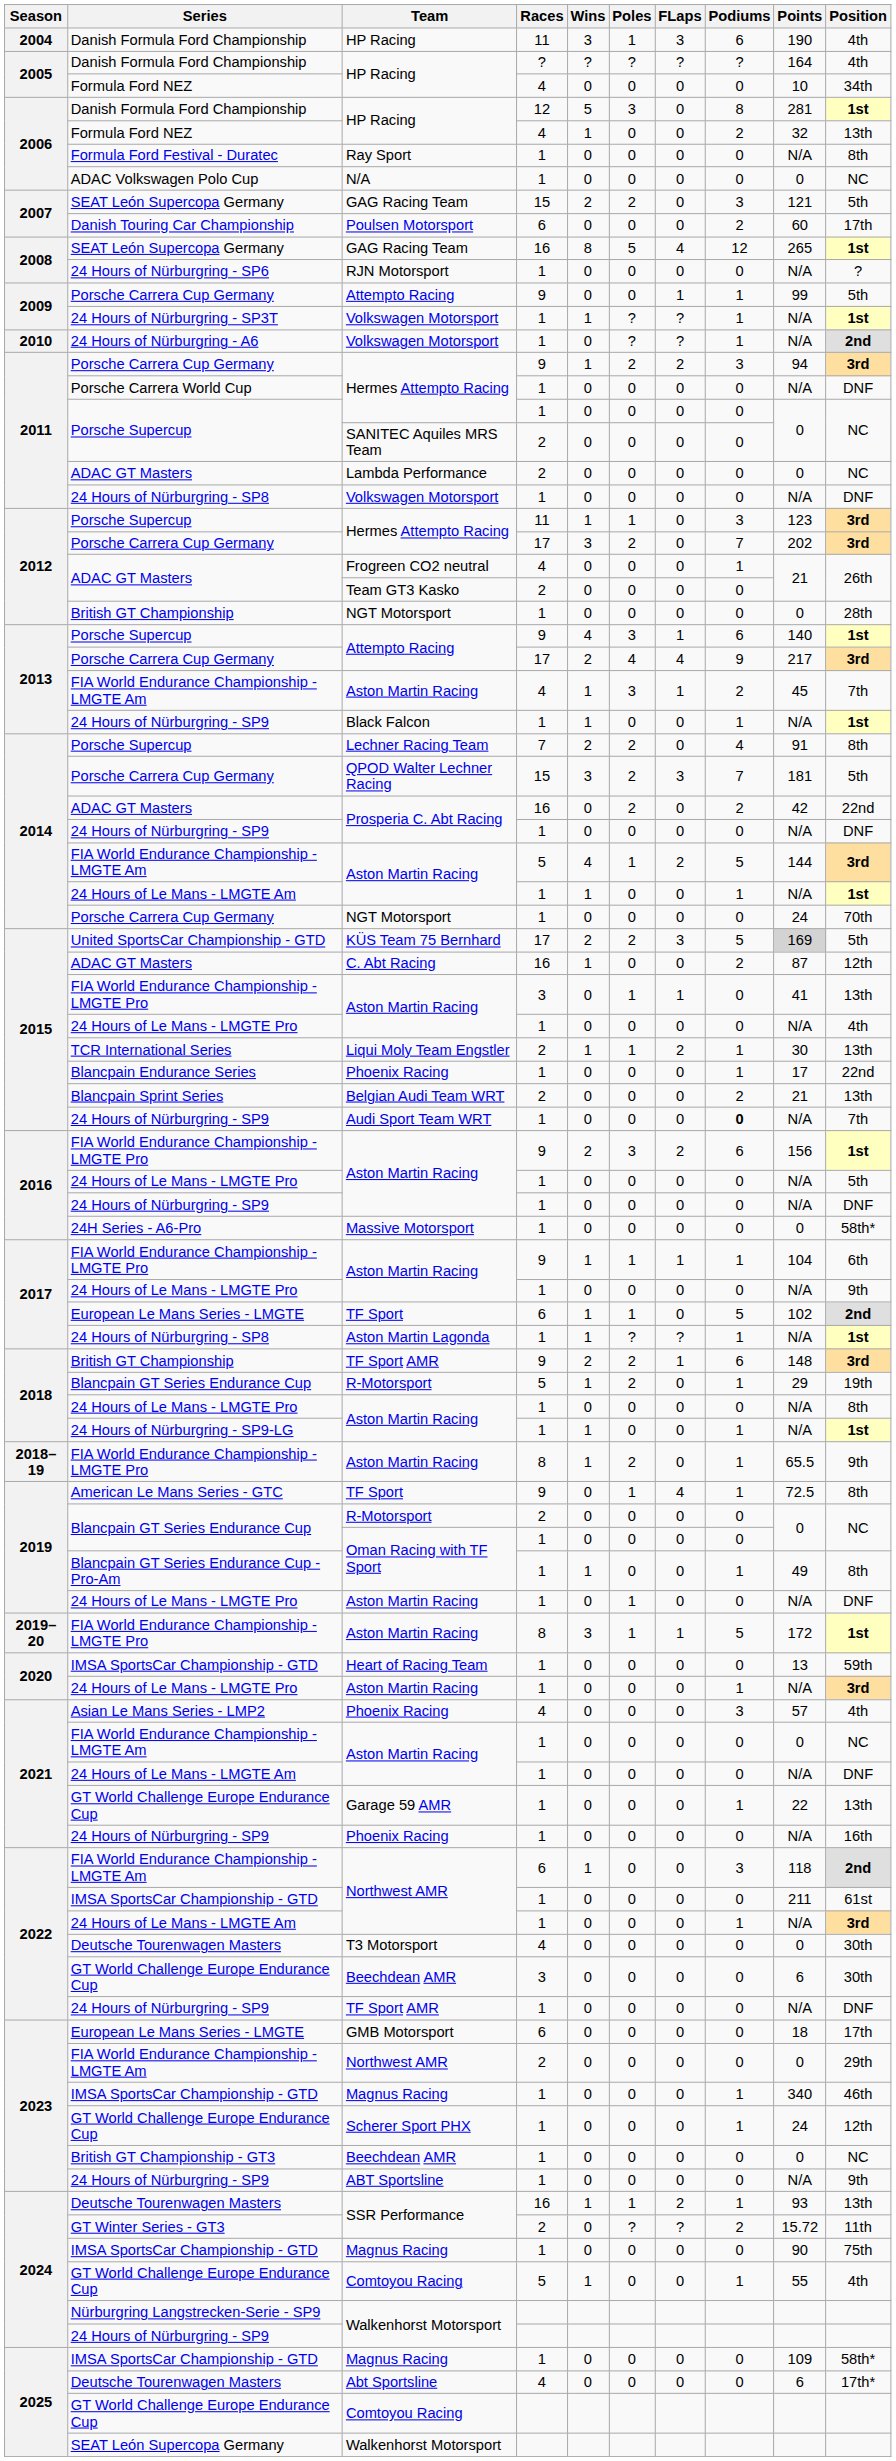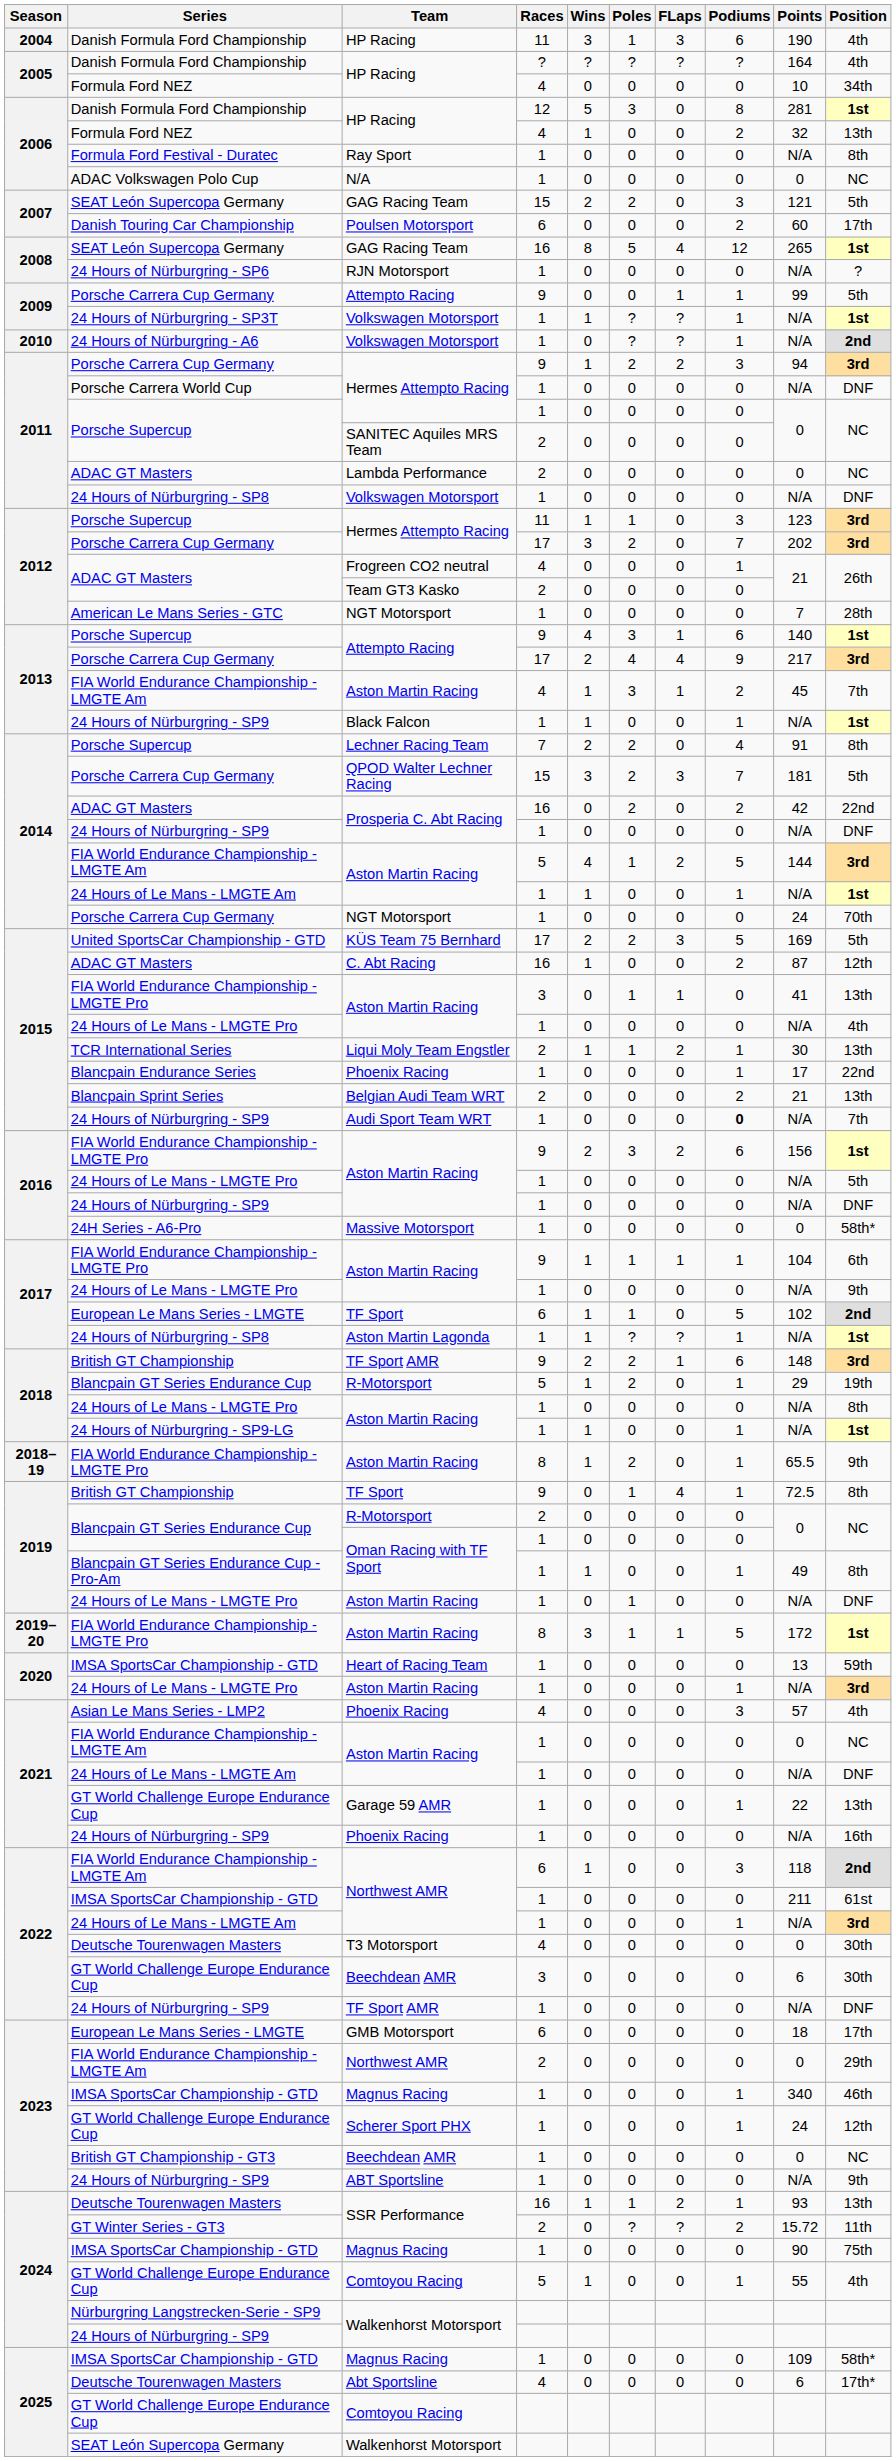(152, 613) British GT Championship -> (177, 613) American Le Mans Series - GTC
(800, 613) 0 -> (800, 613) 7
(800, 940) lightgrey background -> (800, 940) no background
(177, 1493) American Le Mans Series - GTC -> (152, 1493) British GT Championship
